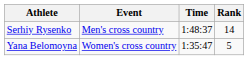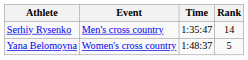(197, 30) 1:48:37 -> (197, 30) 1:35:47
(197, 47) 1:35:47 -> (197, 47) 1:48:37
